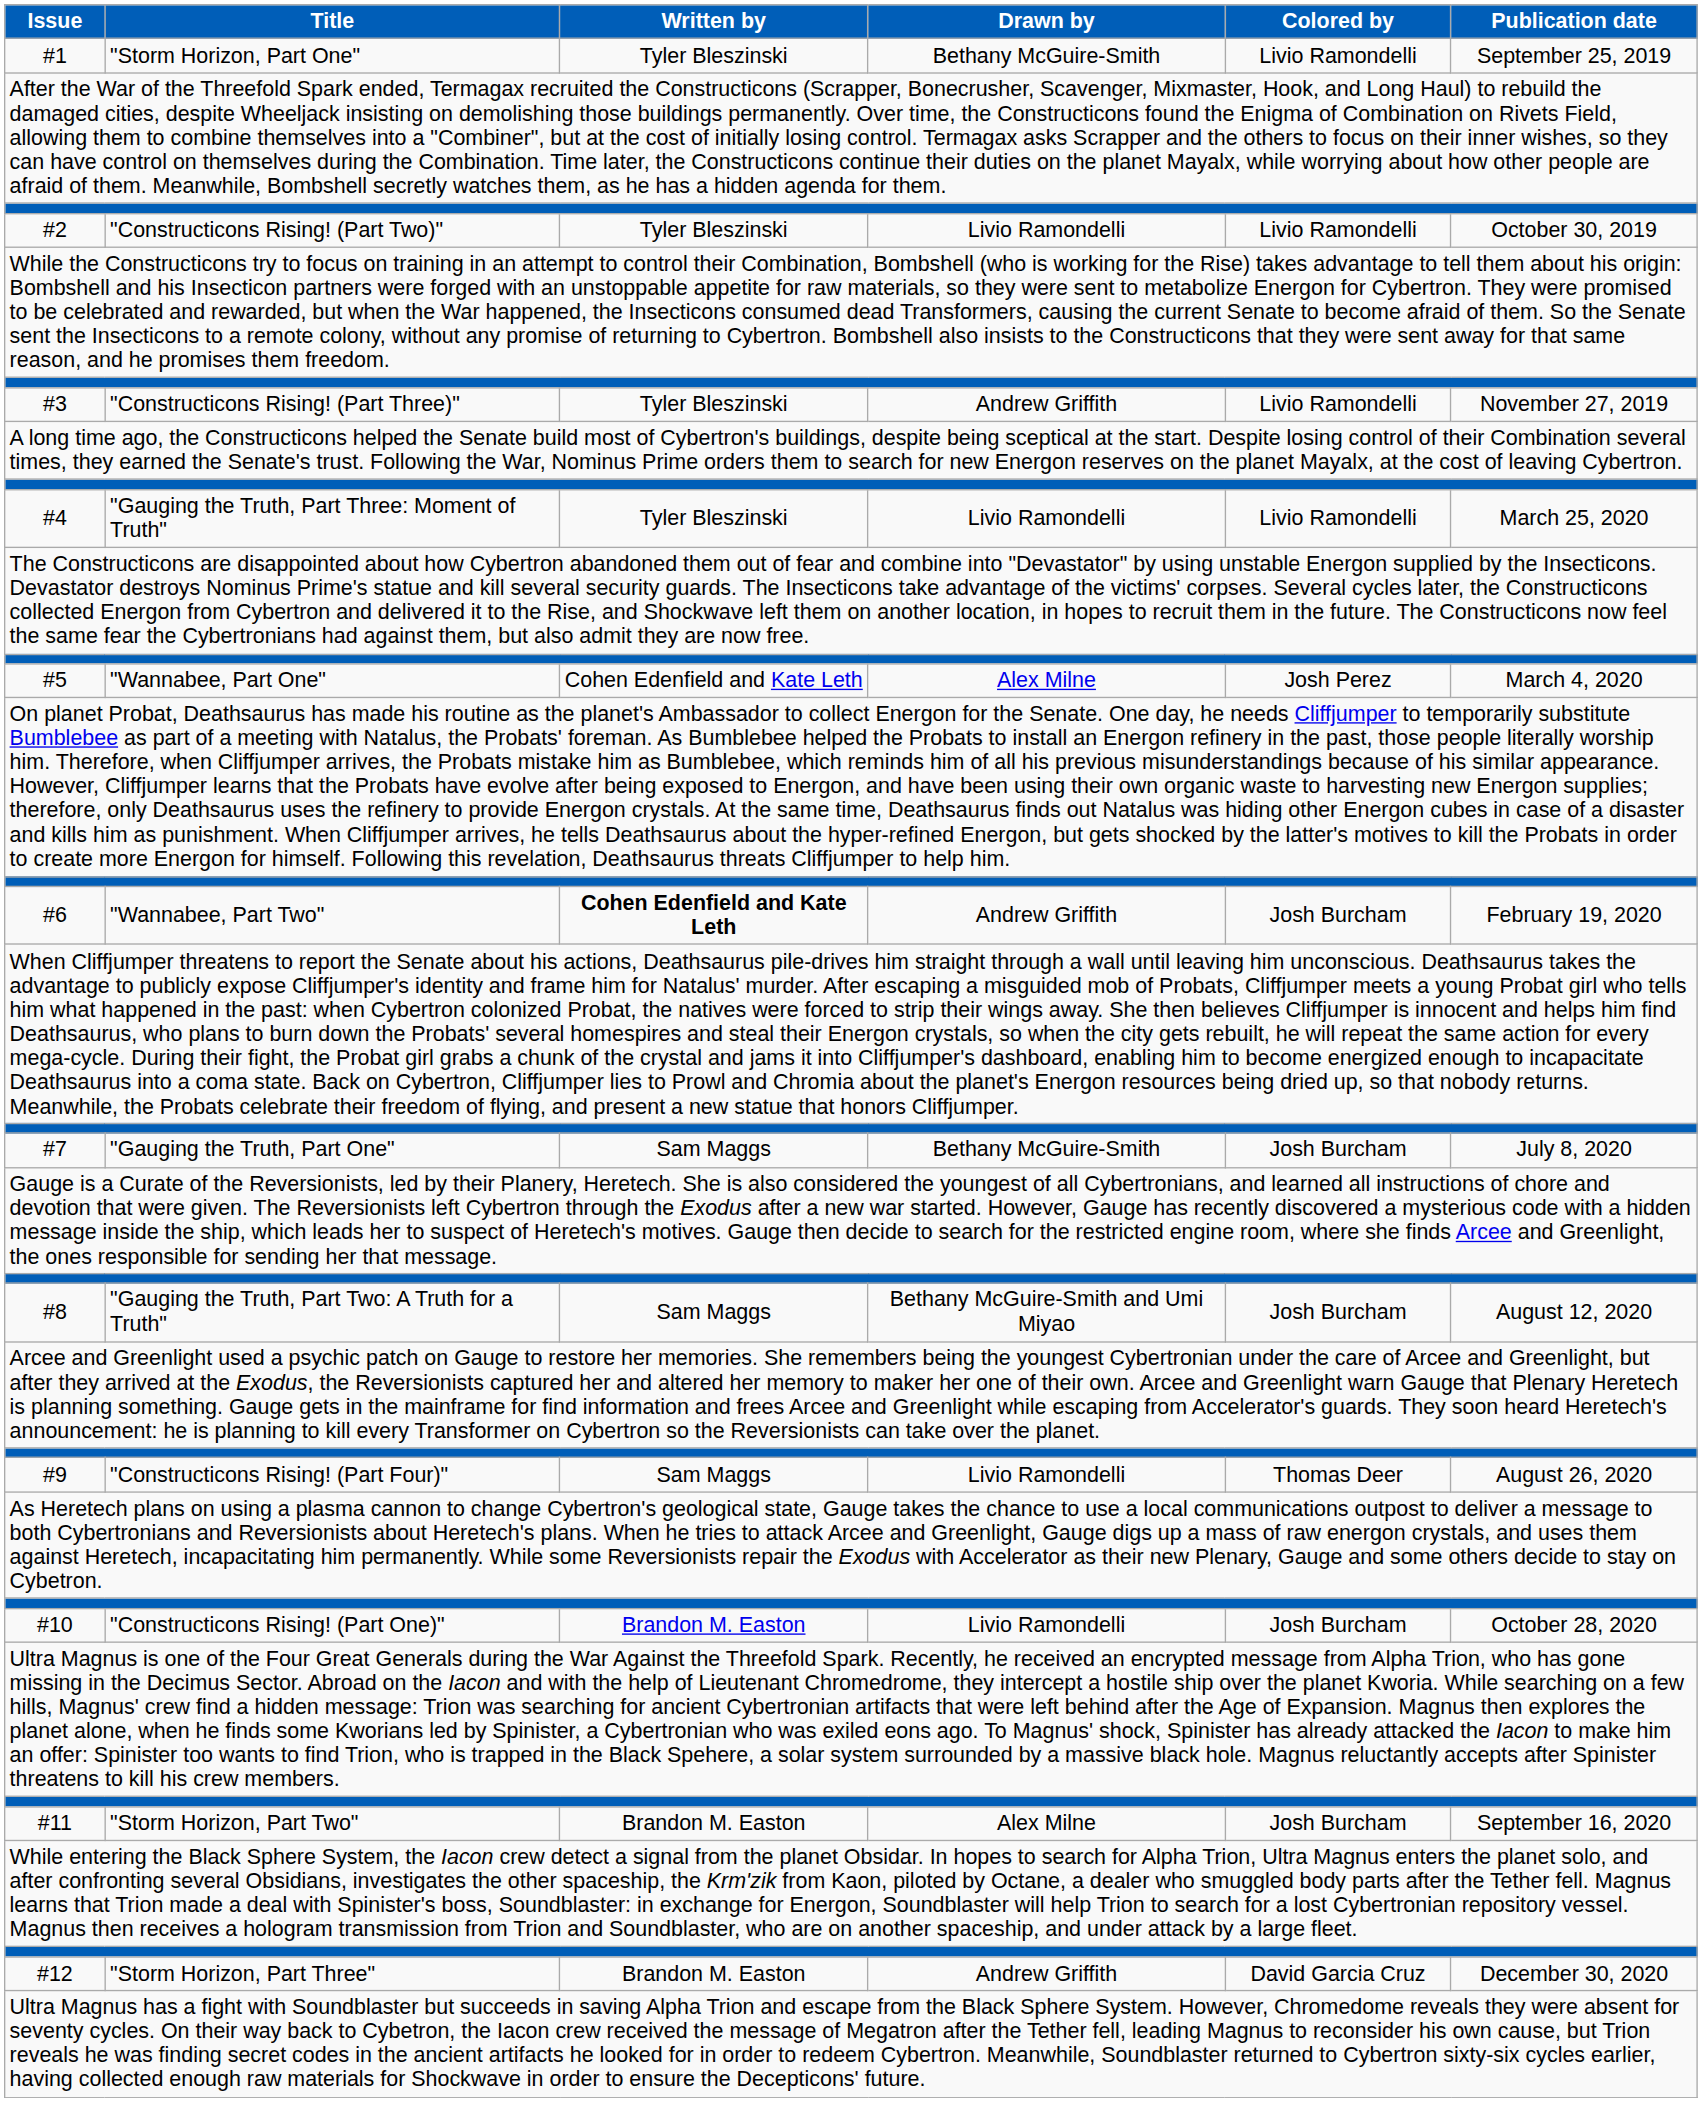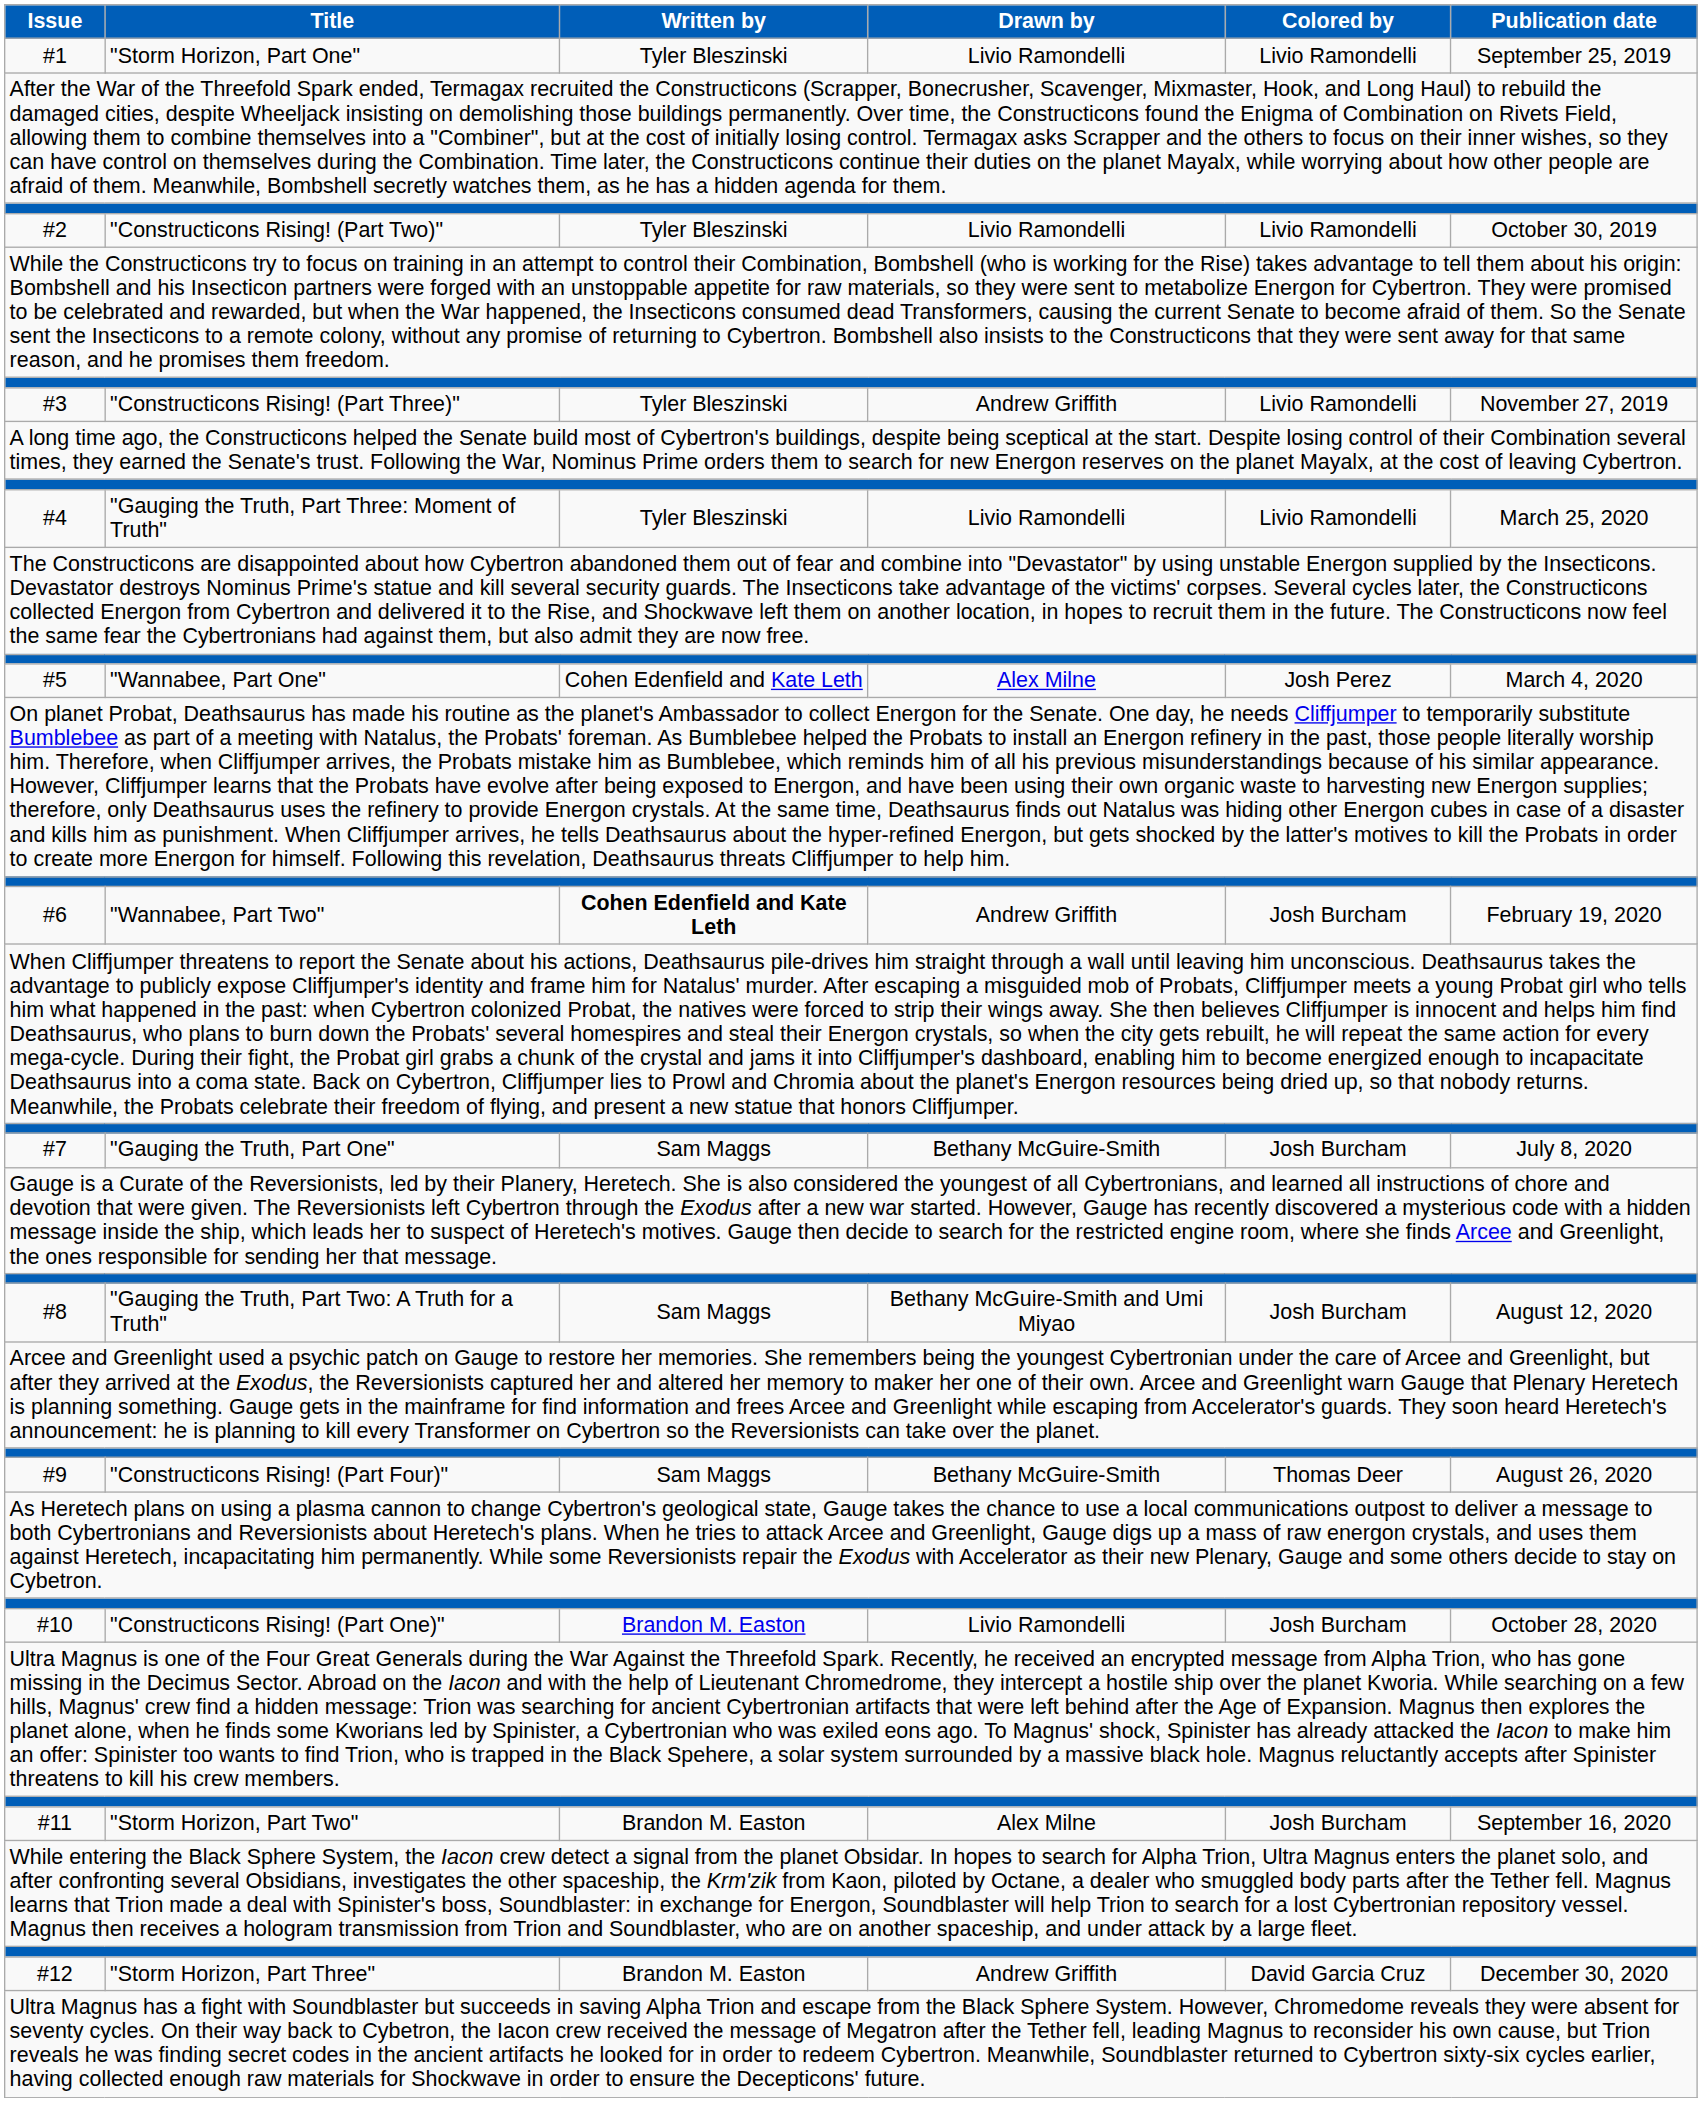(1046, 55) Bethany McGuire-Smith -> (1047, 55) Livio Ramondelli
(1047, 1474) Livio Ramondelli -> (1046, 1474) Bethany McGuire-Smith
